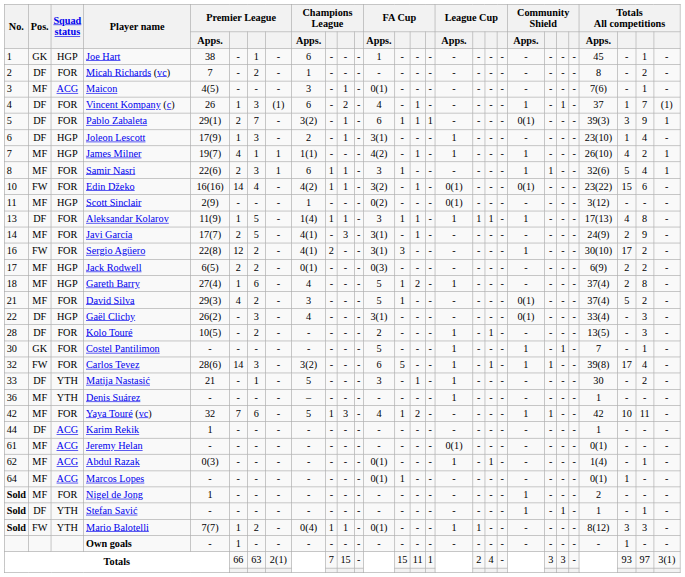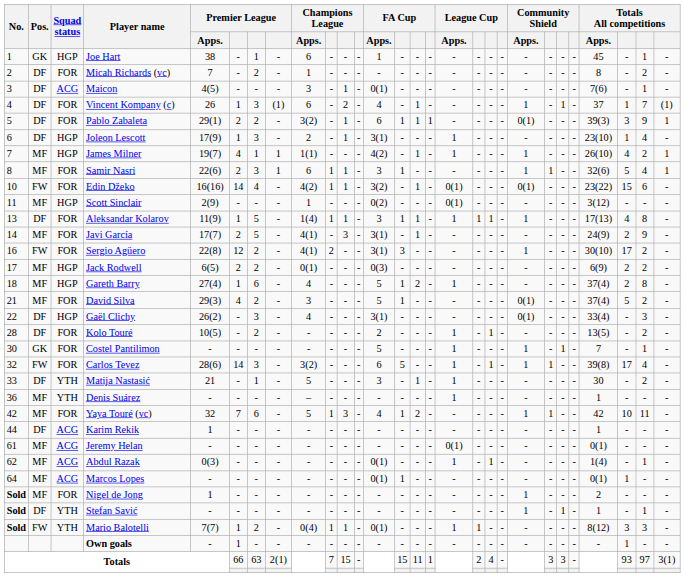(40, 89) MF -> (40, 89) DF
(256, 121) 7 -> (256, 121) 2
(645, 332) 3 -> (645, 332) 2
